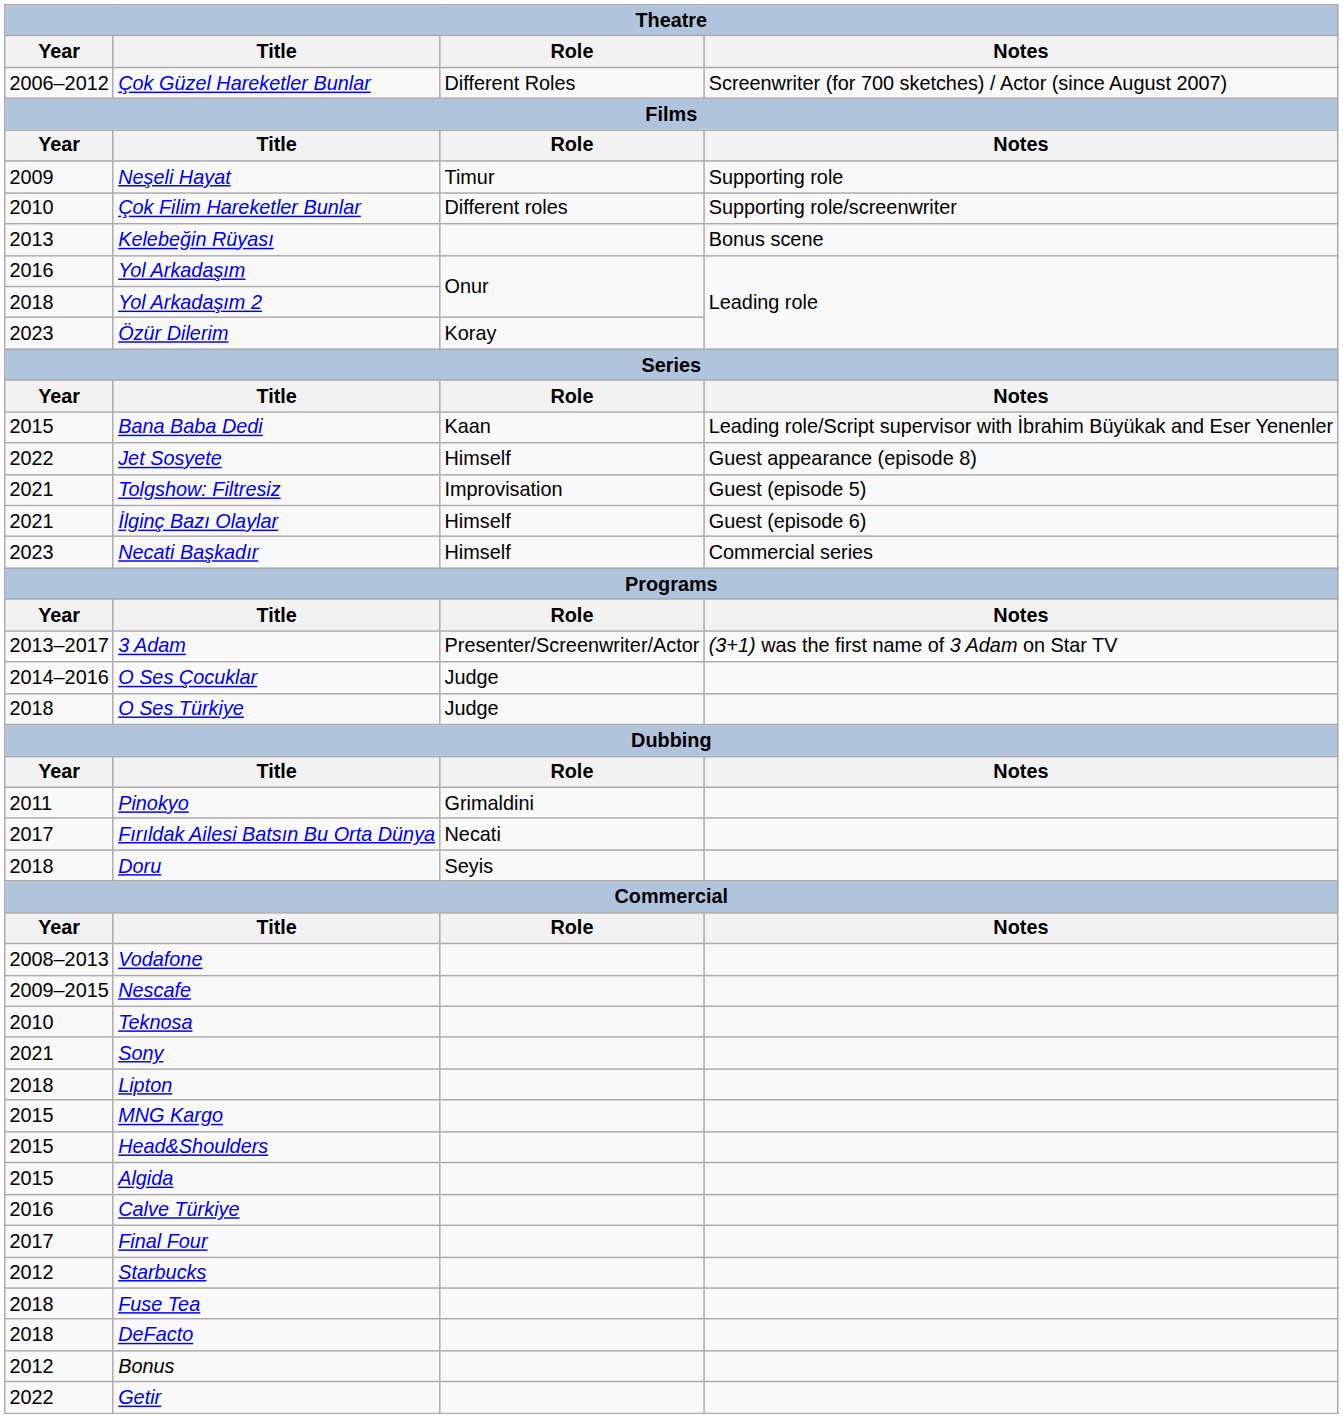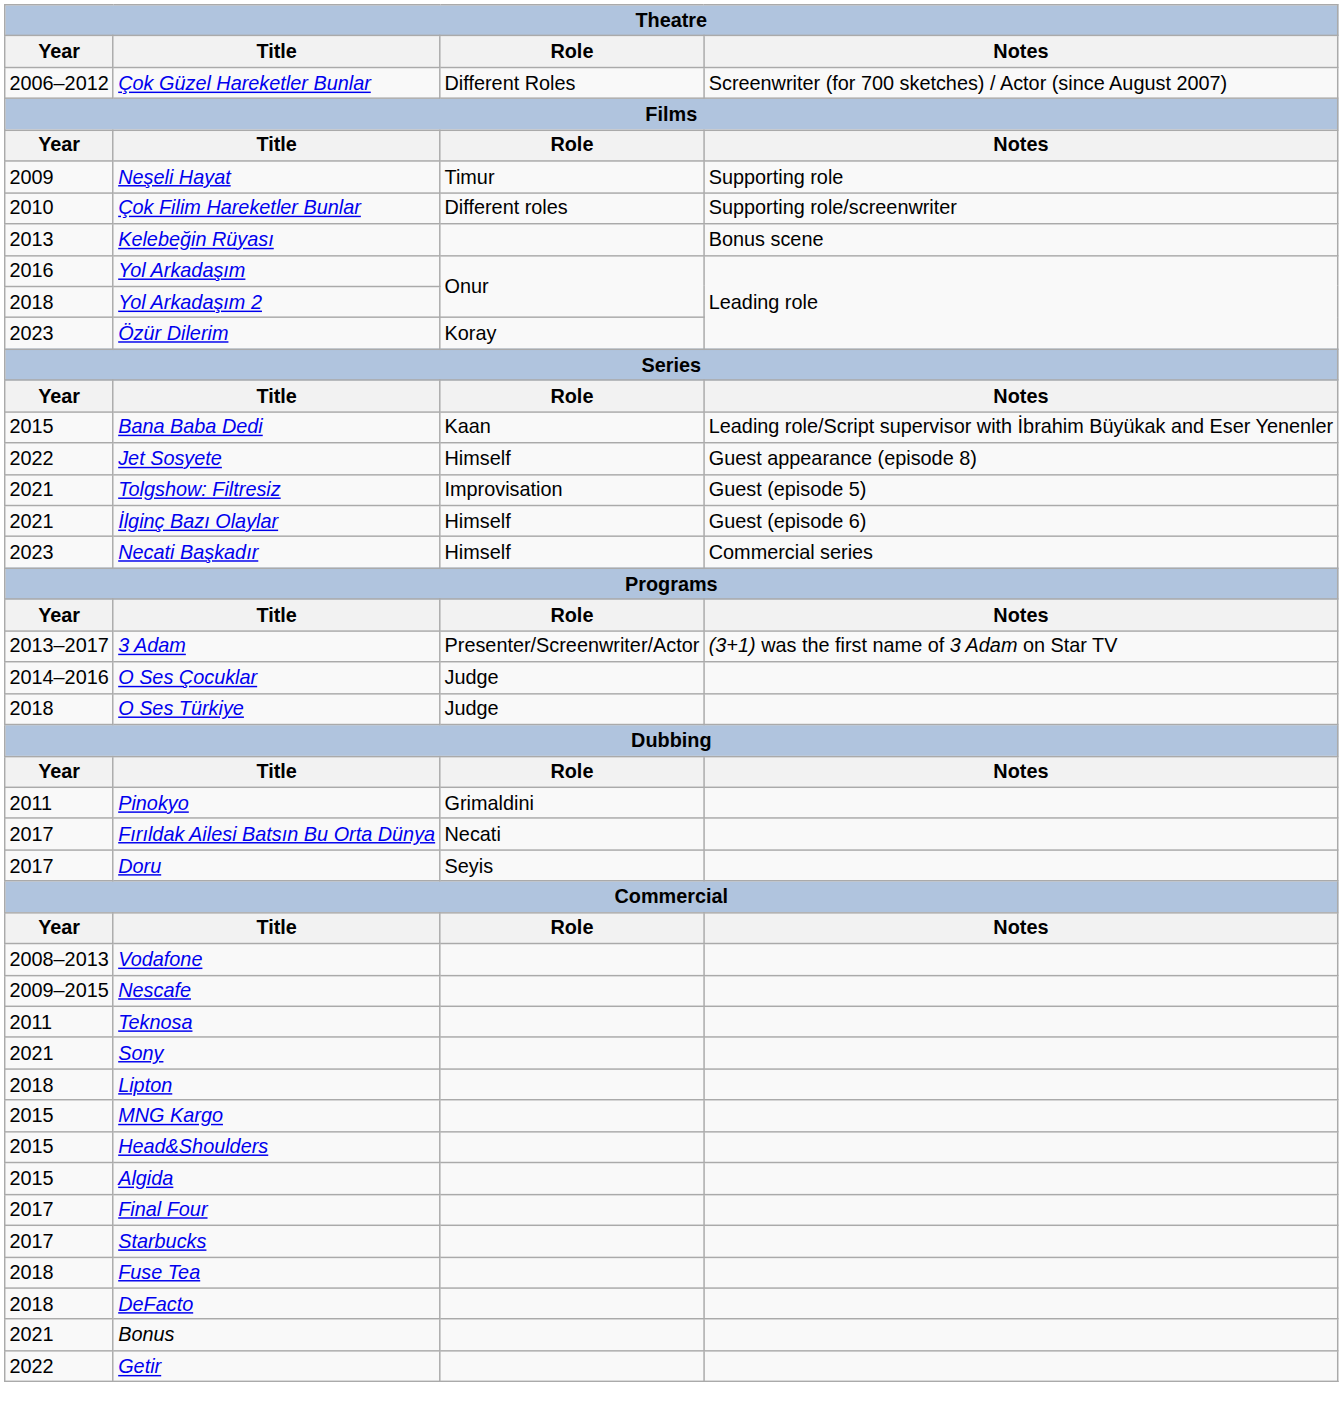(32, 865) 2018 -> (32, 865) 2017
(32, 1022) 2010 -> (31, 1022) 2011
- row: (179, 1209)
(32, 1272) 2012 -> (32, 1241) 2017
(32, 1366) 2012 -> (32, 1335) 2021
